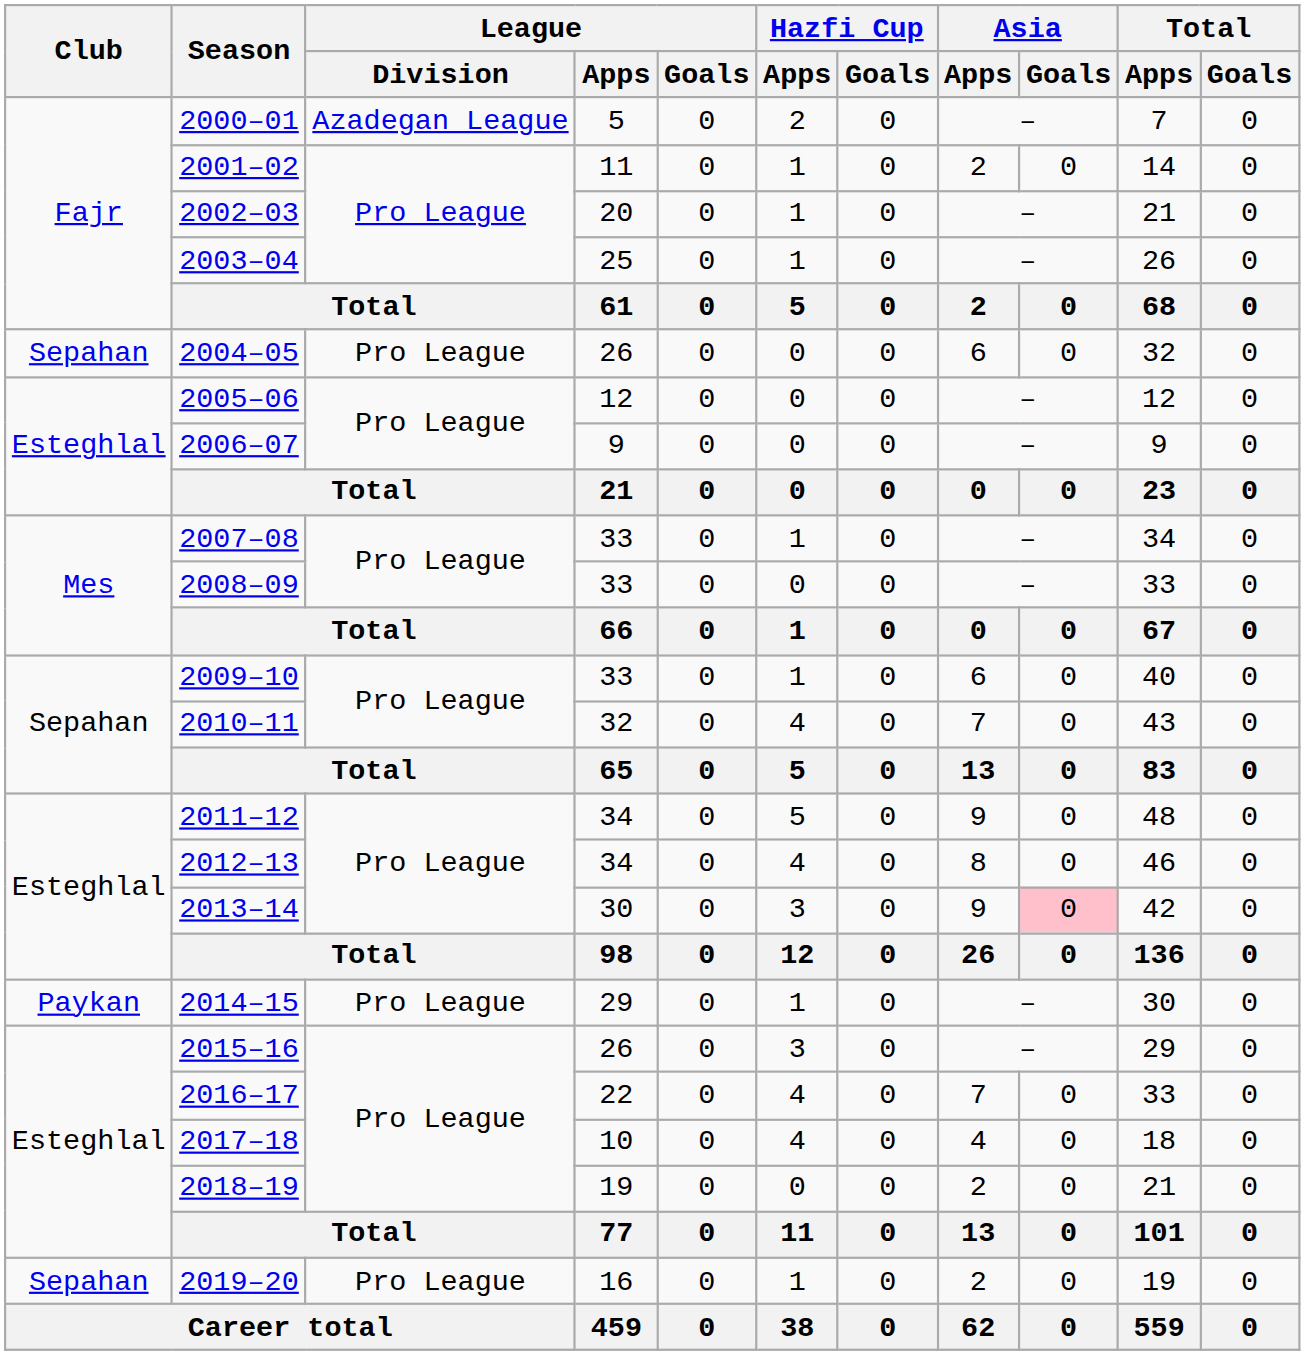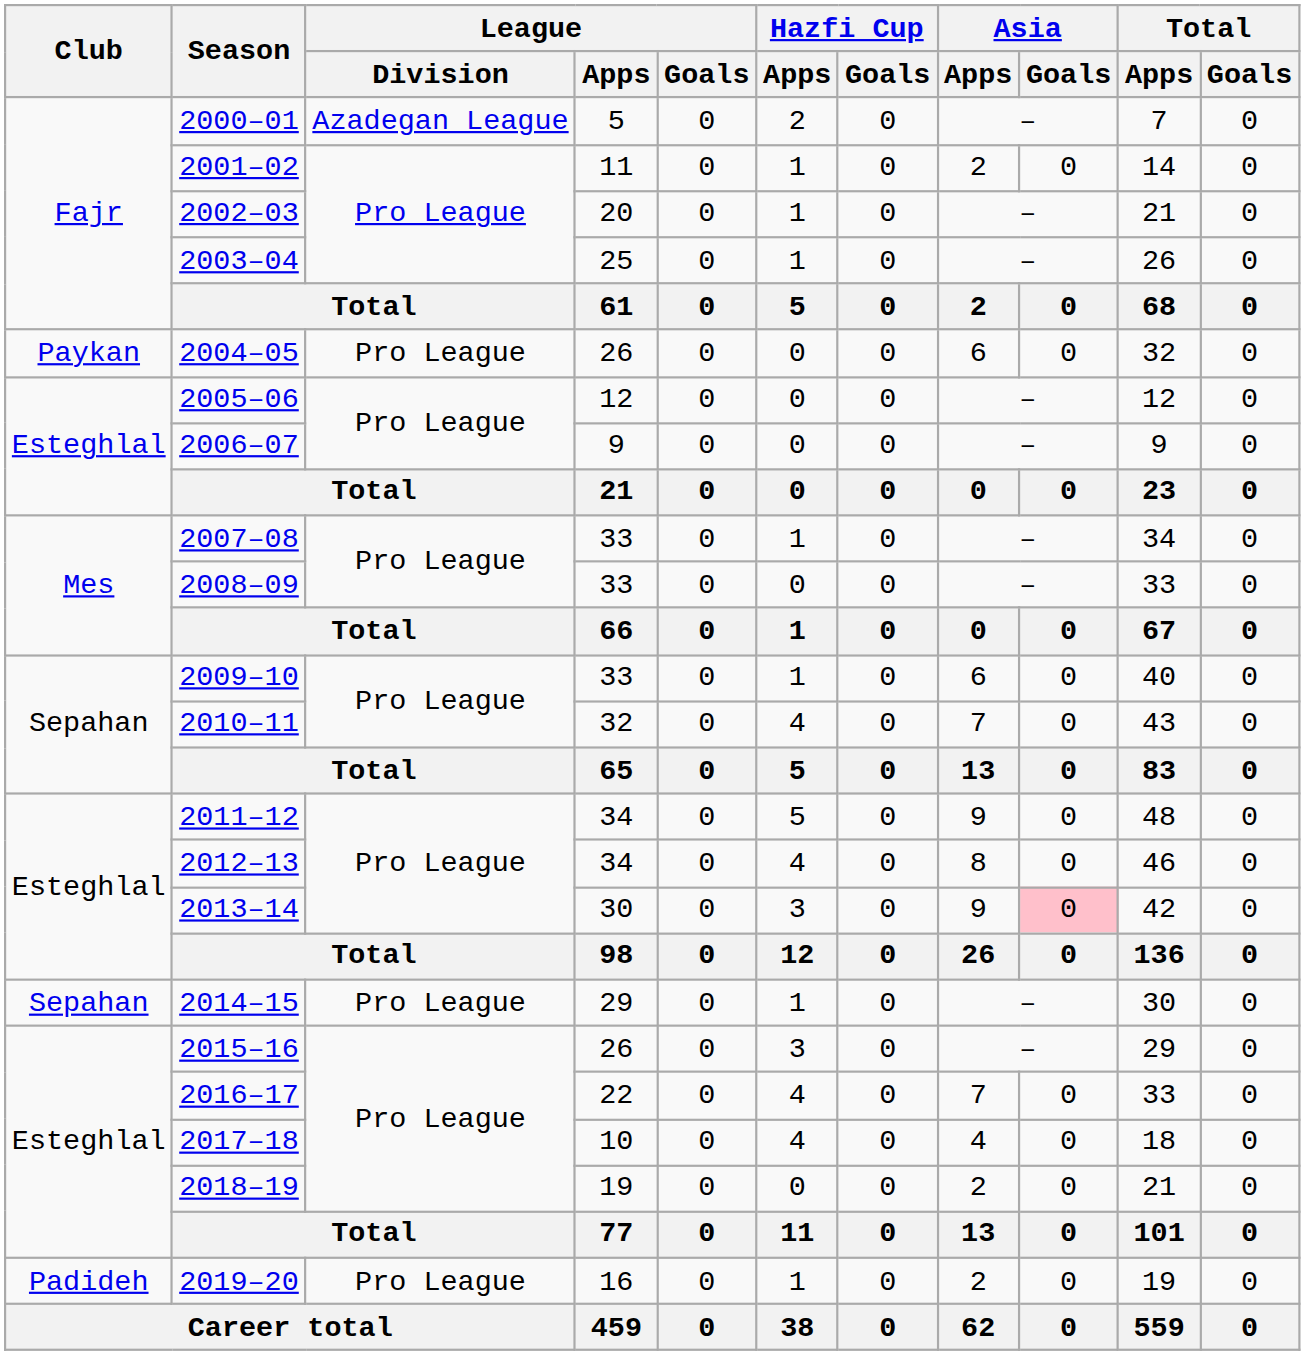(89, 353) Sepahan -> (89, 353) Paykan
(89, 1003) Paykan -> (89, 1003) Sepahan
(89, 1281) Sepahan -> (89, 1281) Padideh
